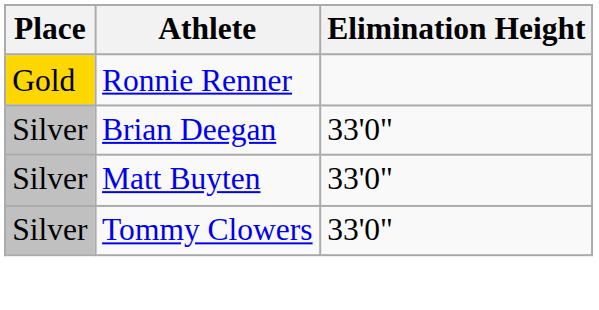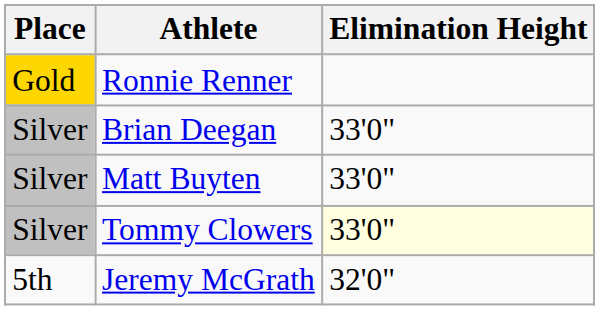(360, 229) no background -> (362, 229) lightyellow background
+ row: (208, 279)
